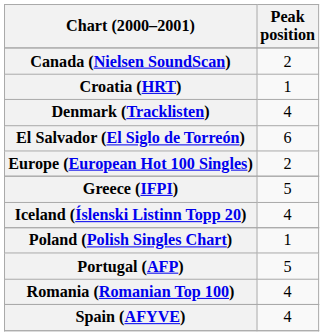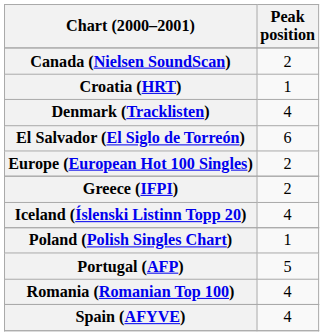(288, 189) 5 -> (288, 189) 2
